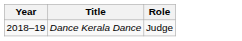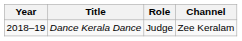+ column: (206, 12)
